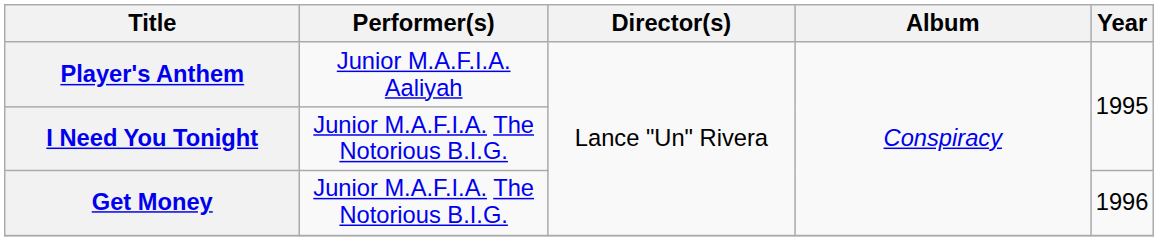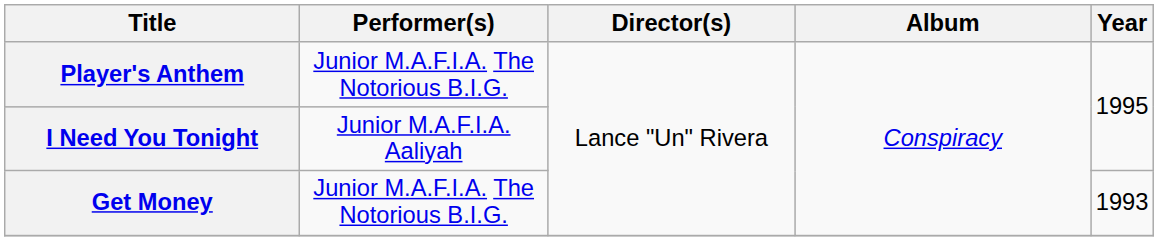(424, 74) Junior M.A.F.I.A. Aaliyah -> (424, 74) Junior M.A.F.I.A. The Notorious B.I.G.
(424, 138) Junior M.A.F.I.A. The Notorious B.I.G. -> (424, 138) Junior M.A.F.I.A. Aaliyah
(1122, 202) 1996 -> (1122, 202) 1993
